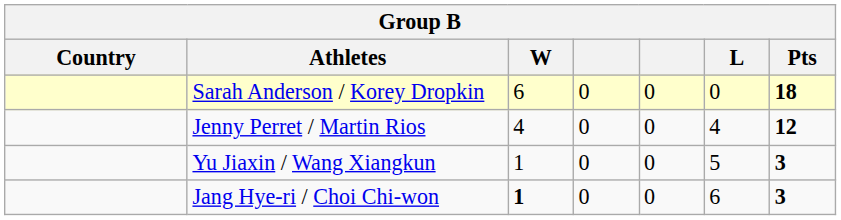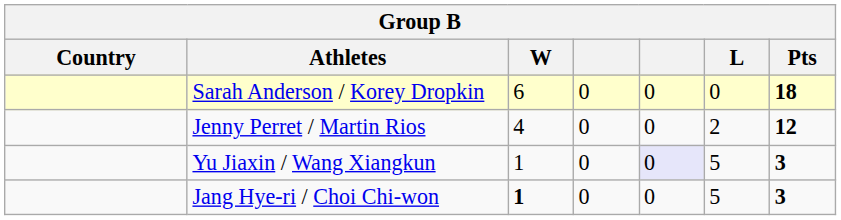(715, 127) 4 -> (715, 127) 2
(649, 162) no background -> (649, 162) lavender background
(715, 197) 6 -> (715, 197) 5
